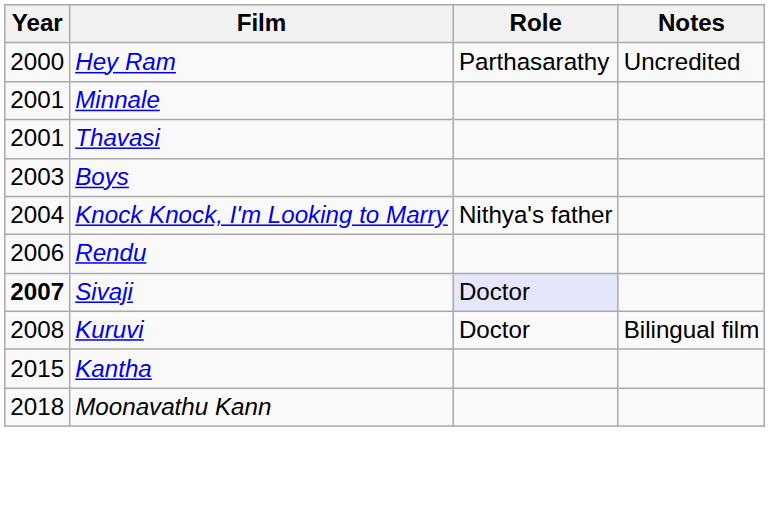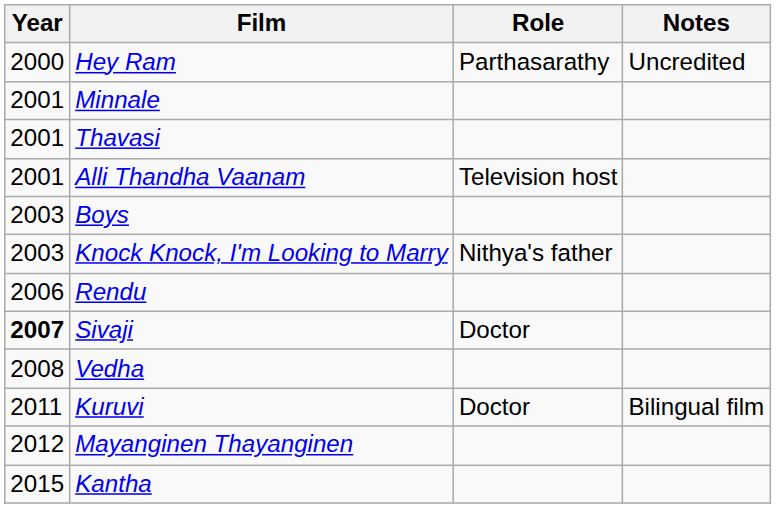+ row: (190, 176)
(37, 215) 2004 -> (37, 253) 2003
(494, 291) lavender background -> (494, 330) no background
+ row: (110, 368)
(37, 330) 2008 -> (36, 406) 2011
+ row: (214, 445)
- row: (173, 406)
